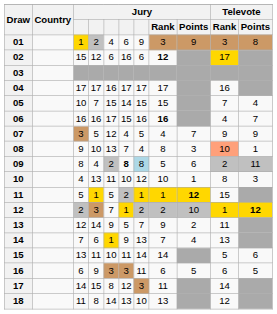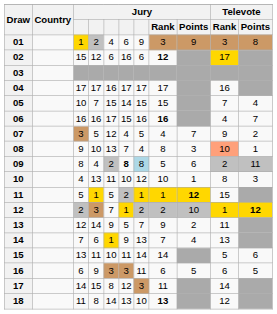(255, 133) 9 -> (255, 133) 2
(163, 301) normal -> (163, 301) bold
